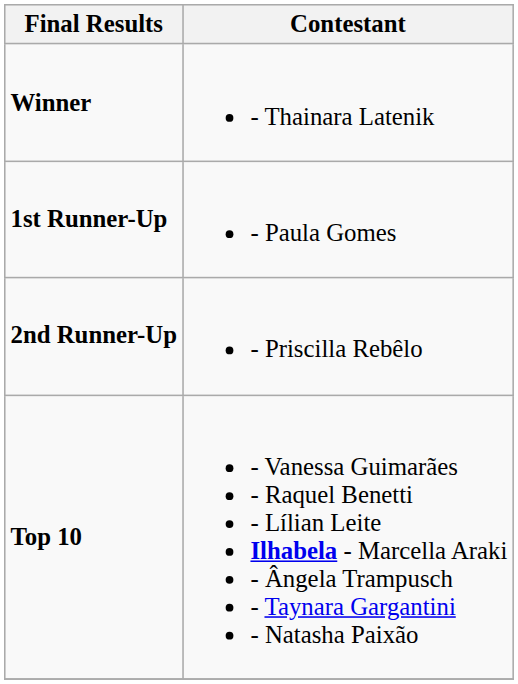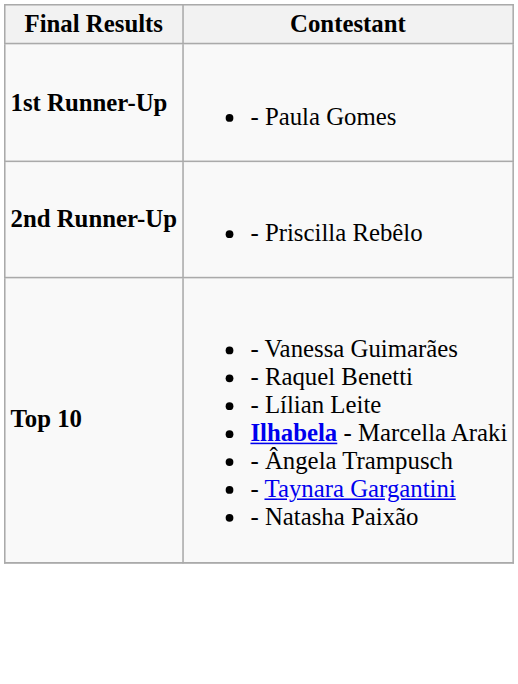- row: (51, 102)
